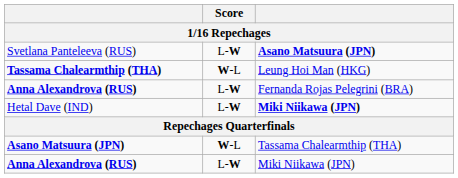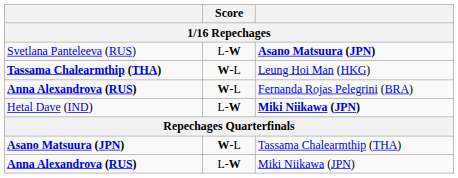(229, 88) L-W -> (229, 88) W-L
